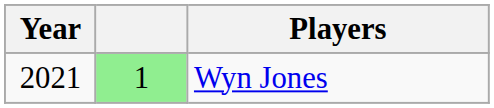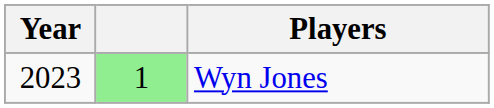(50, 77) 2021 -> (50, 77) 2023
